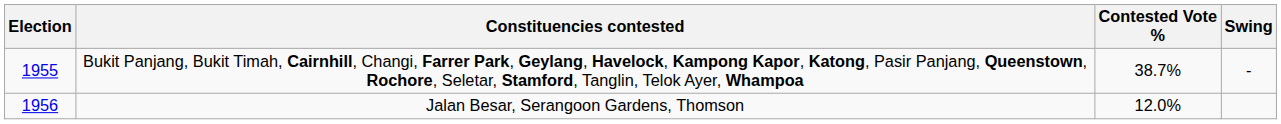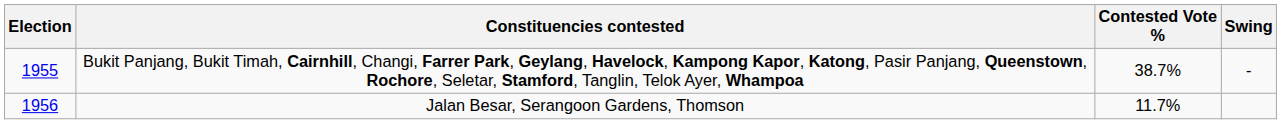(1158, 105) 12.0% -> (1158, 105) 11.7%
